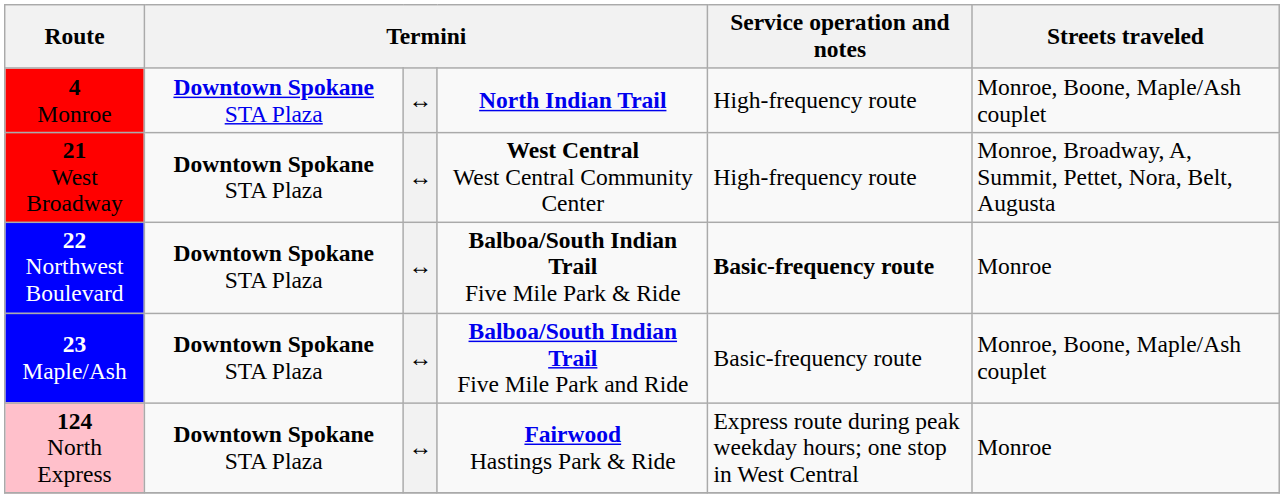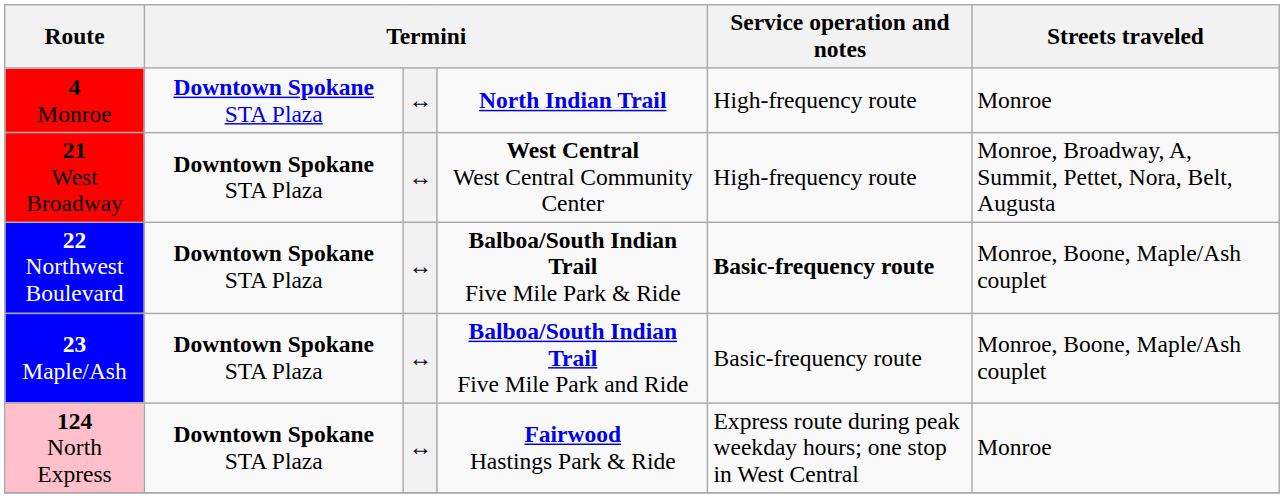(1109, 100) Monroe, Boone, Maple/Ash couplet -> (1014, 100) Monroe
(1014, 267) Monroe -> (1109, 267) Monroe, Boone, Maple/Ash couplet
